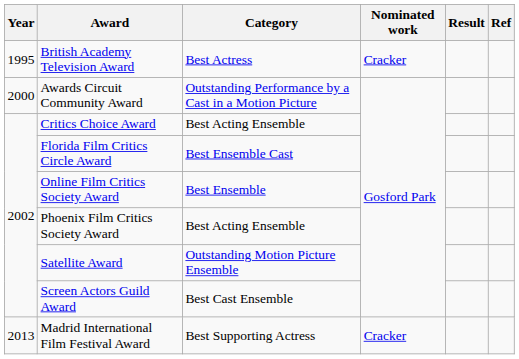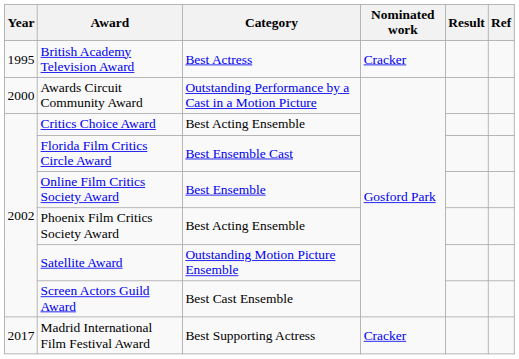(21, 335) 2013 -> (21, 335) 2017
